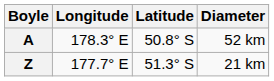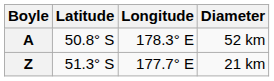columns swapped: (165, 16) <-> (92, 16)
